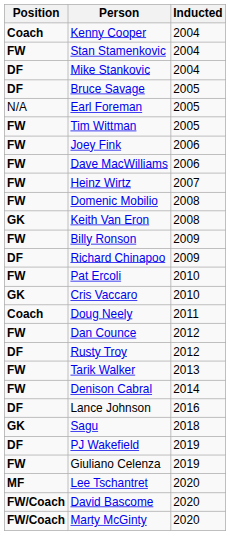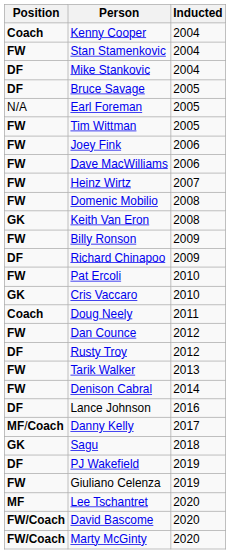+ row: (102, 426)
